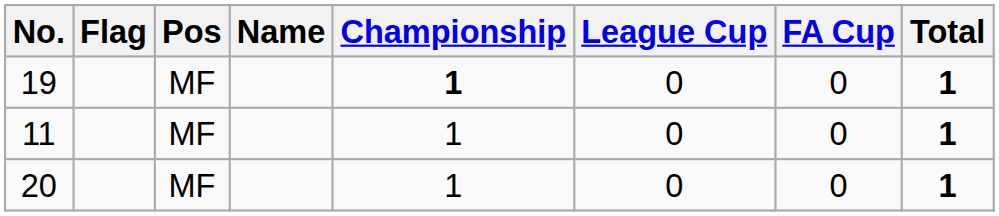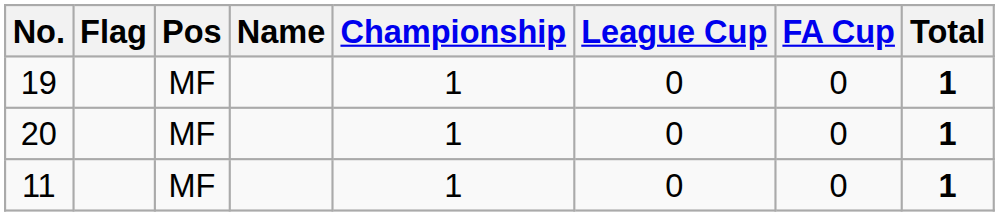(453, 82) bold -> (453, 82) normal
rows swapped: (39, 185) <-> (39, 134)
